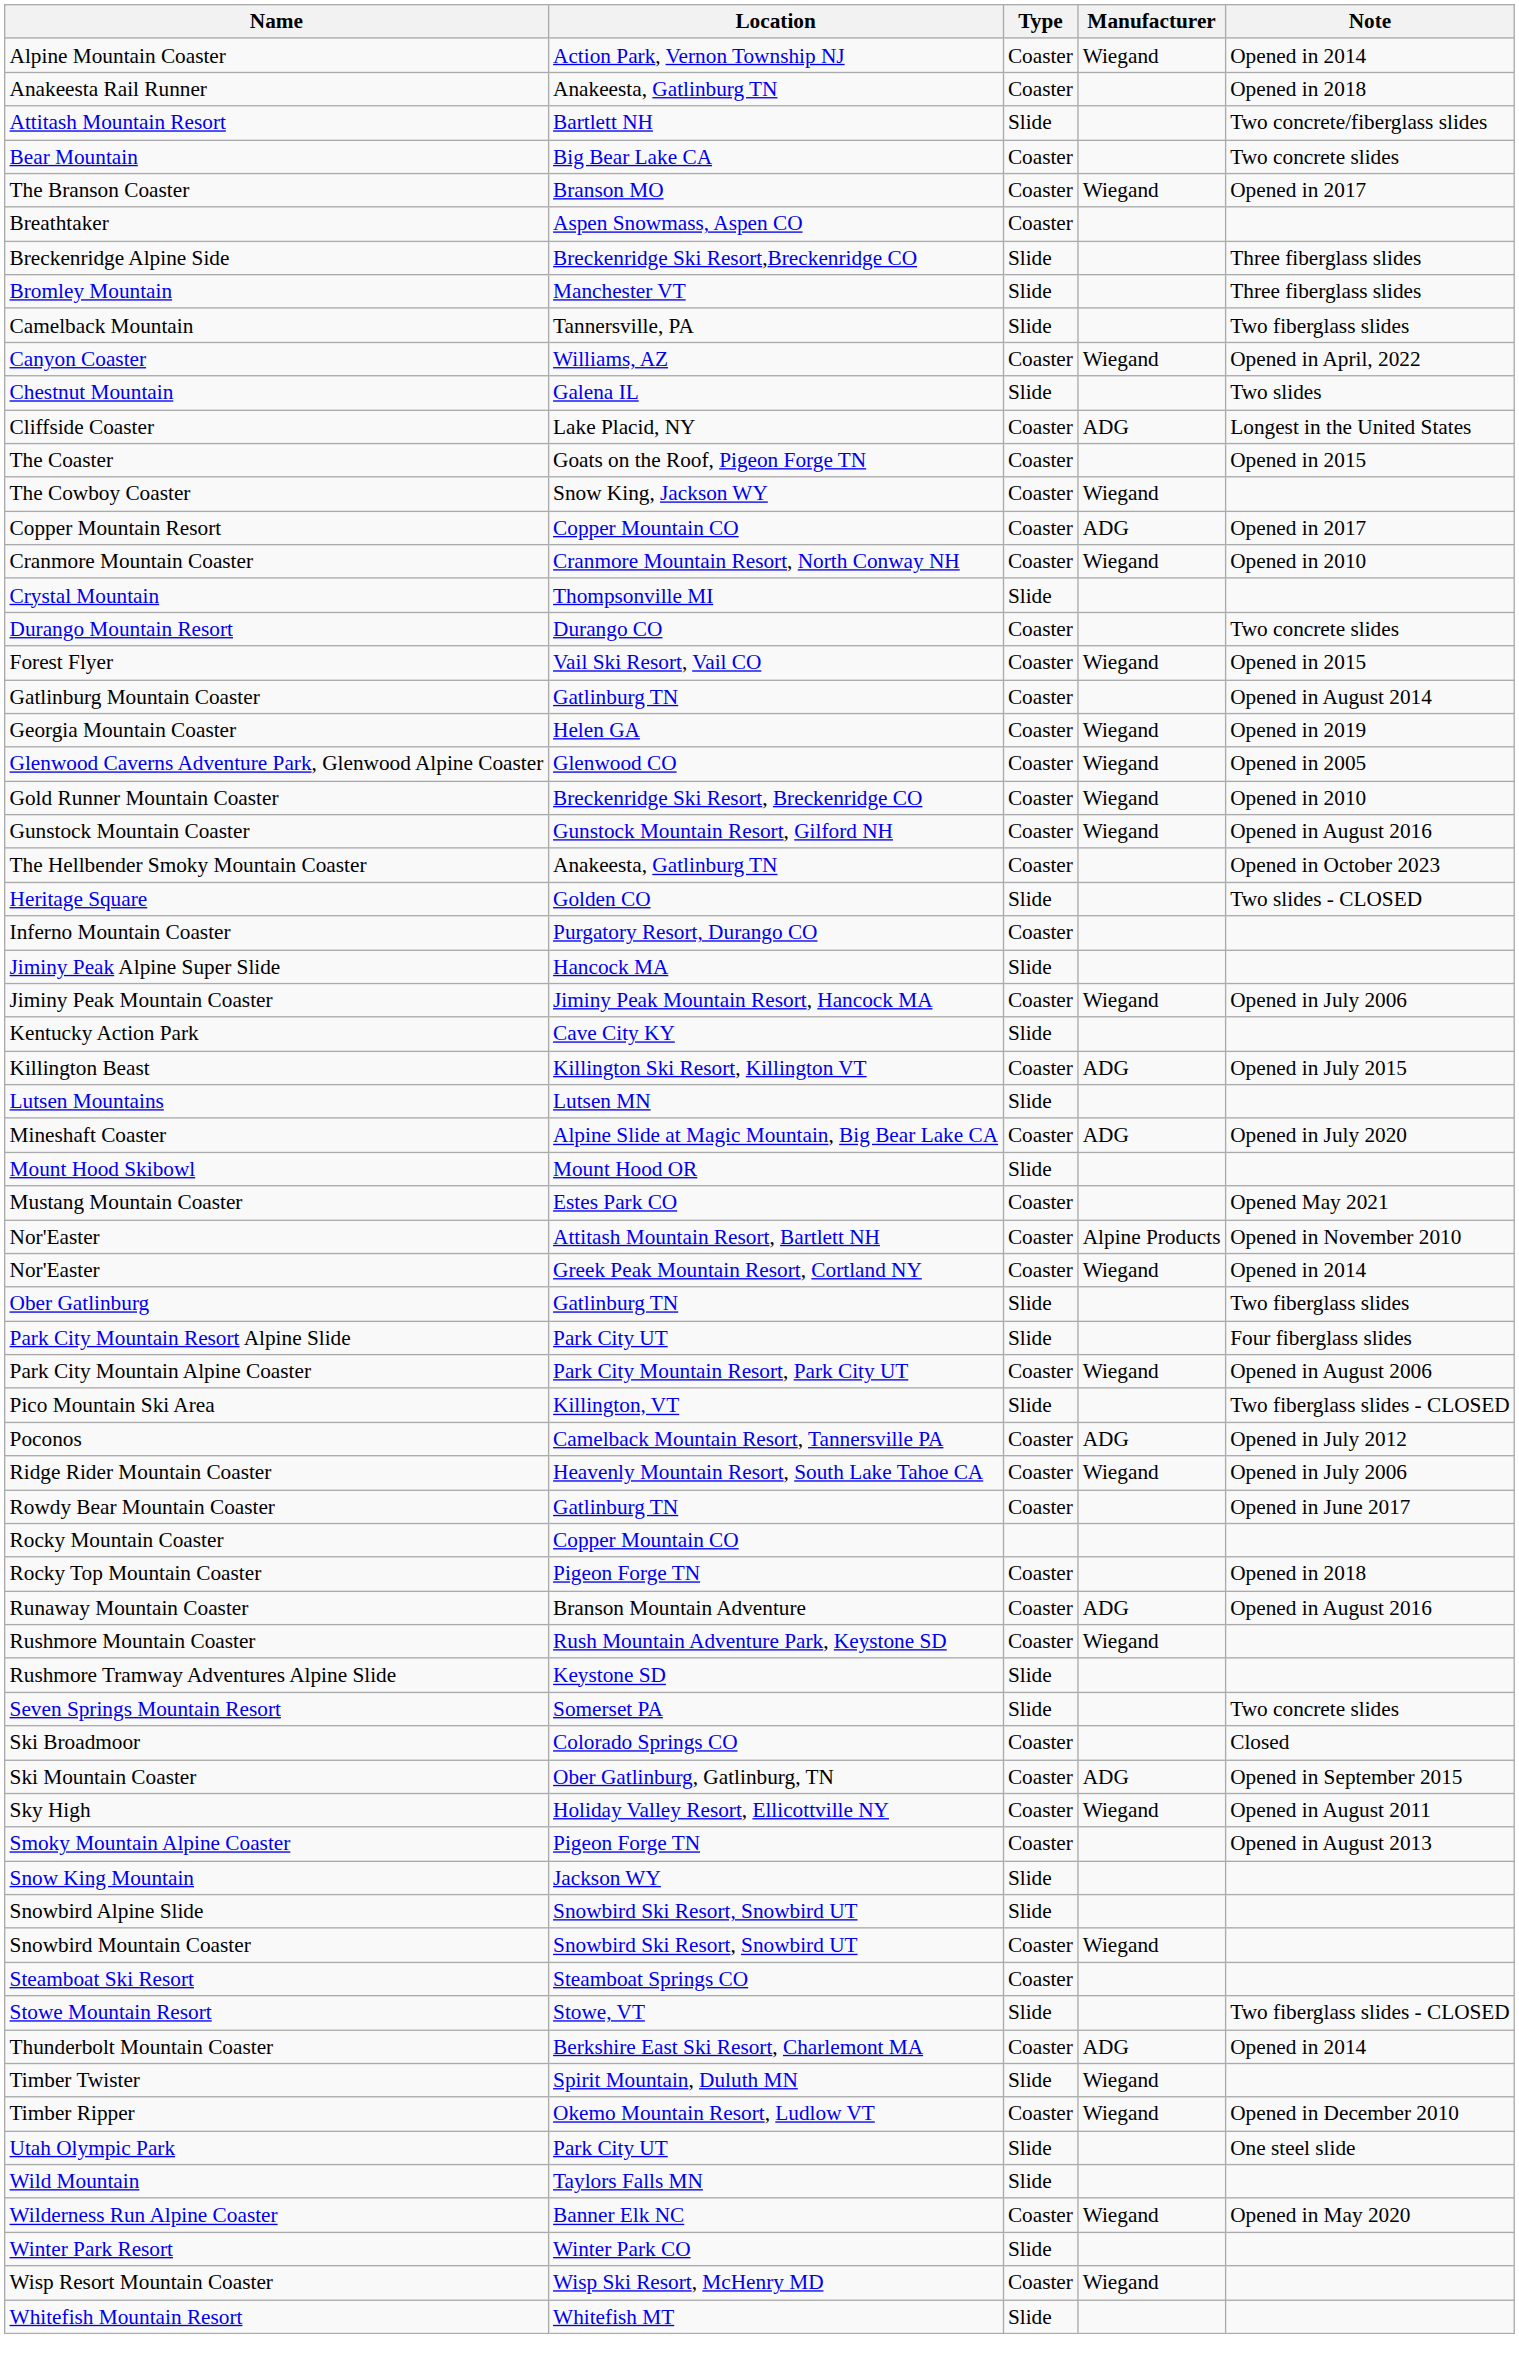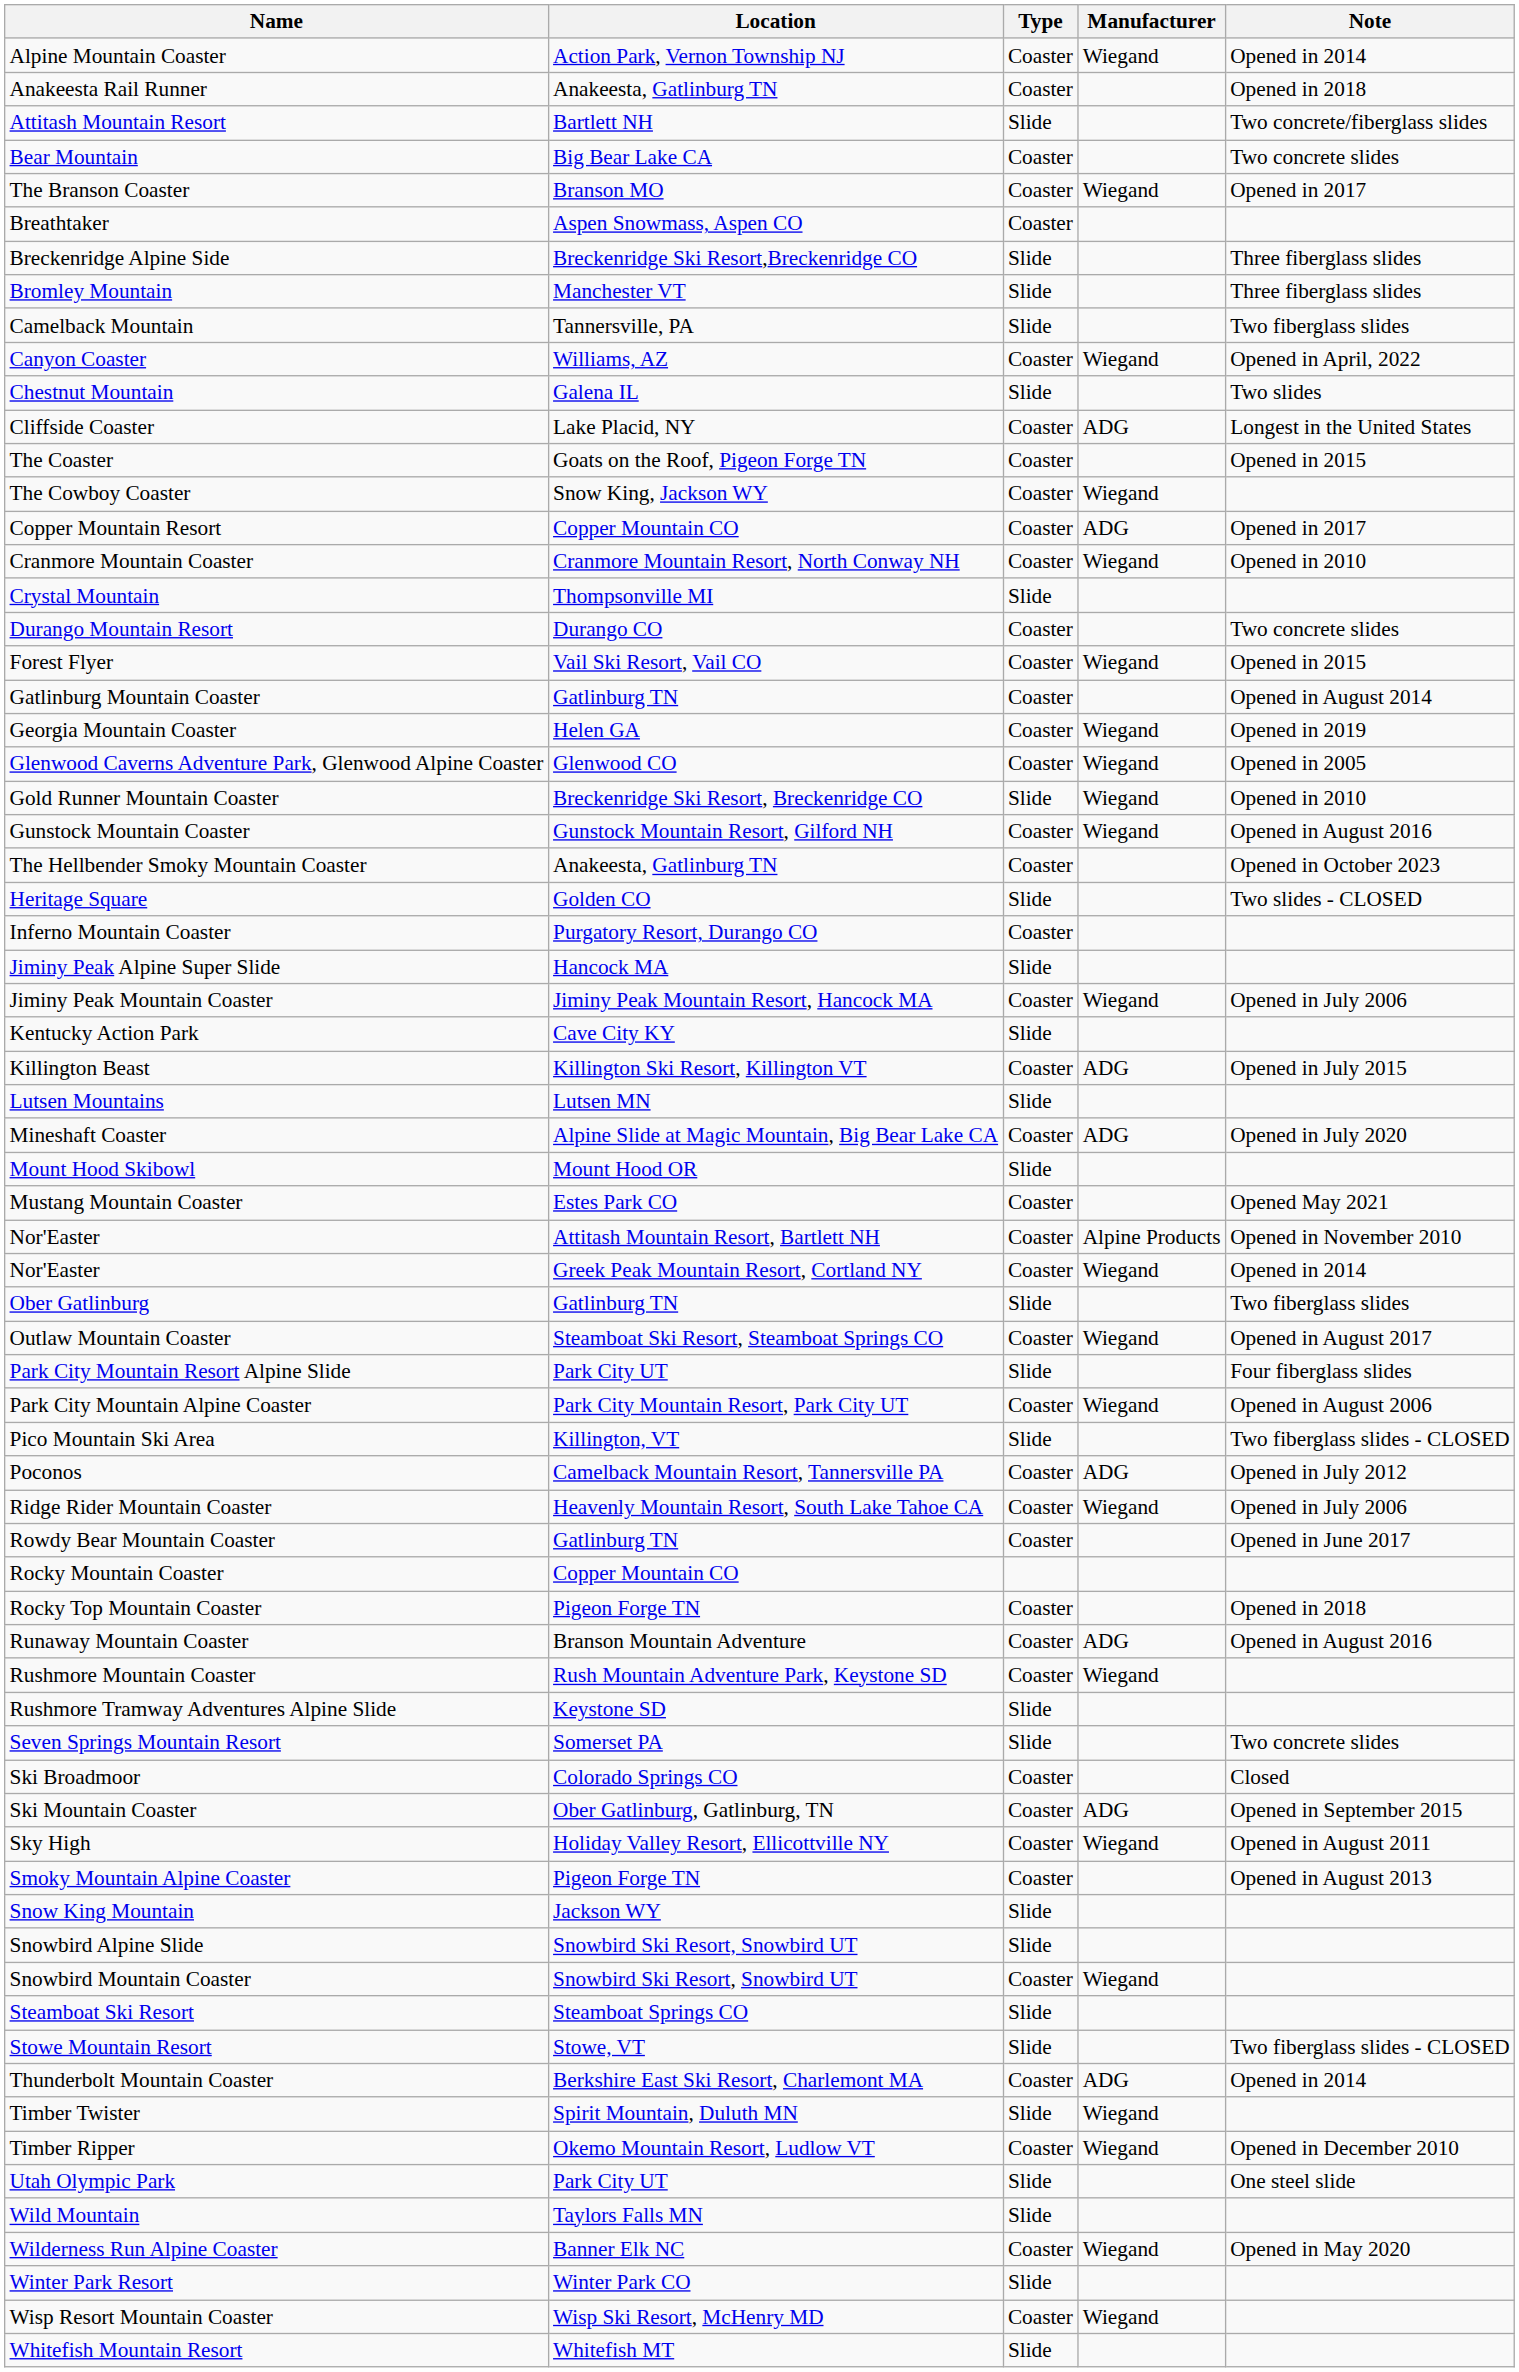(1040, 797) Coaster -> (1030, 797) Slide
+ row: (120, 1337)
(1040, 1978) Coaster -> (1030, 2012) Slide
